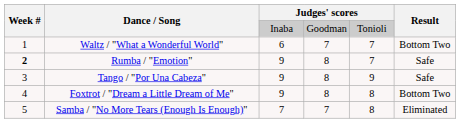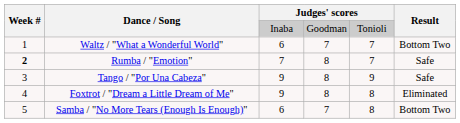(282, 61) 9 -> (282, 61) 7
(425, 93) Bottom Two -> (425, 93) Eliminated
(282, 110) 7 -> (282, 110) 6
(425, 110) Eliminated -> (425, 110) Bottom Two
